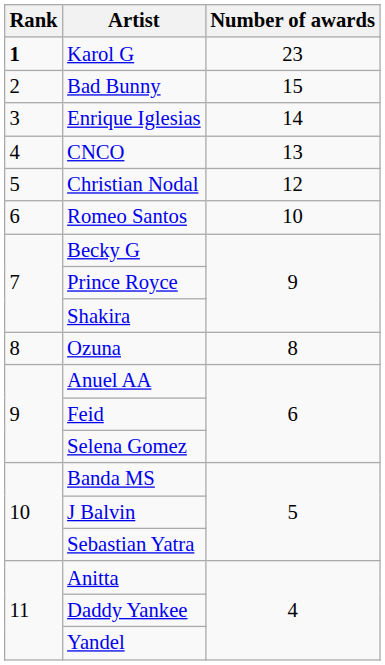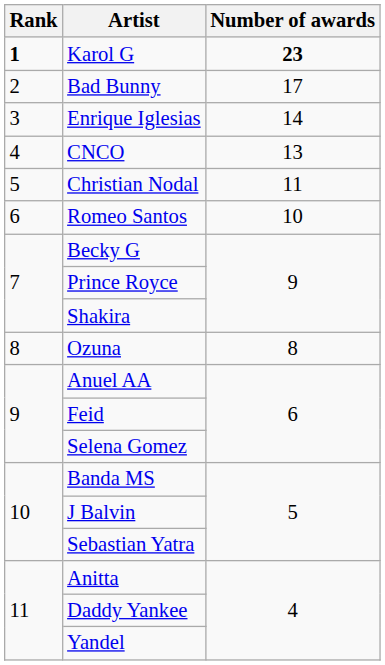(293, 53) normal -> (293, 53) bold
(293, 86) 15 -> (293, 86) 17
(293, 184) 12 -> (293, 184) 11
